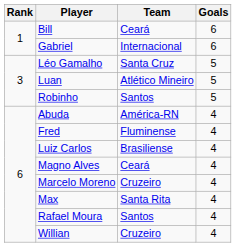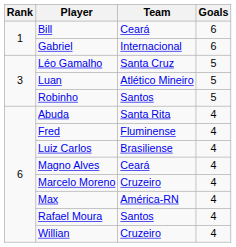(150, 115) América-RN -> (145, 115) Santa Rita
(145, 200) Santa Rita -> (150, 200) América-RN
